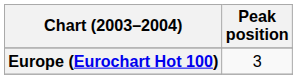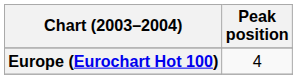(257, 61) 3 -> (257, 61) 4
